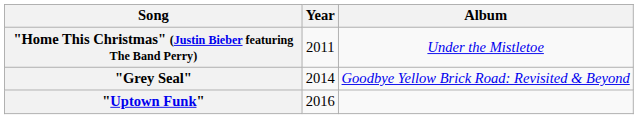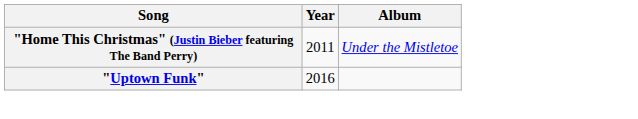- row: (153, 78)
